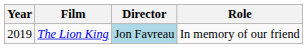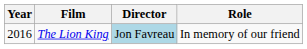(20, 33) 2019 -> (20, 33) 2016
